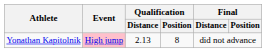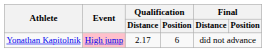(143, 40) 2.13 -> (143, 40) 2.17
(177, 40) 8 -> (177, 40) 6
